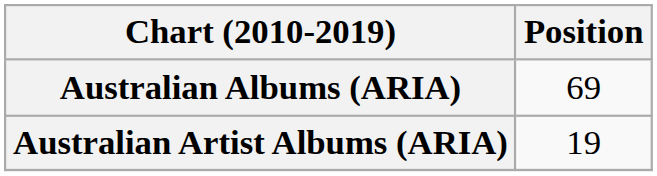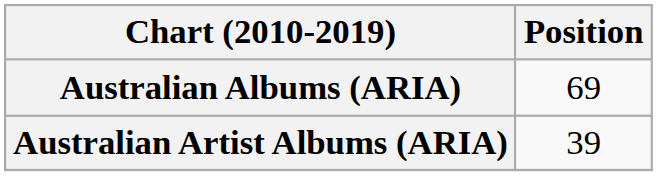(584, 142) 19 -> (584, 142) 39
